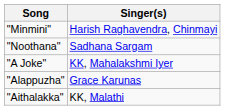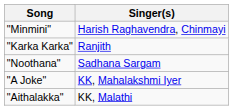+ row: (40, 47)
- row: (36, 80)
